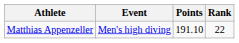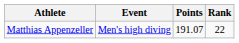(189, 29) 191.10 -> (189, 29) 191.07
